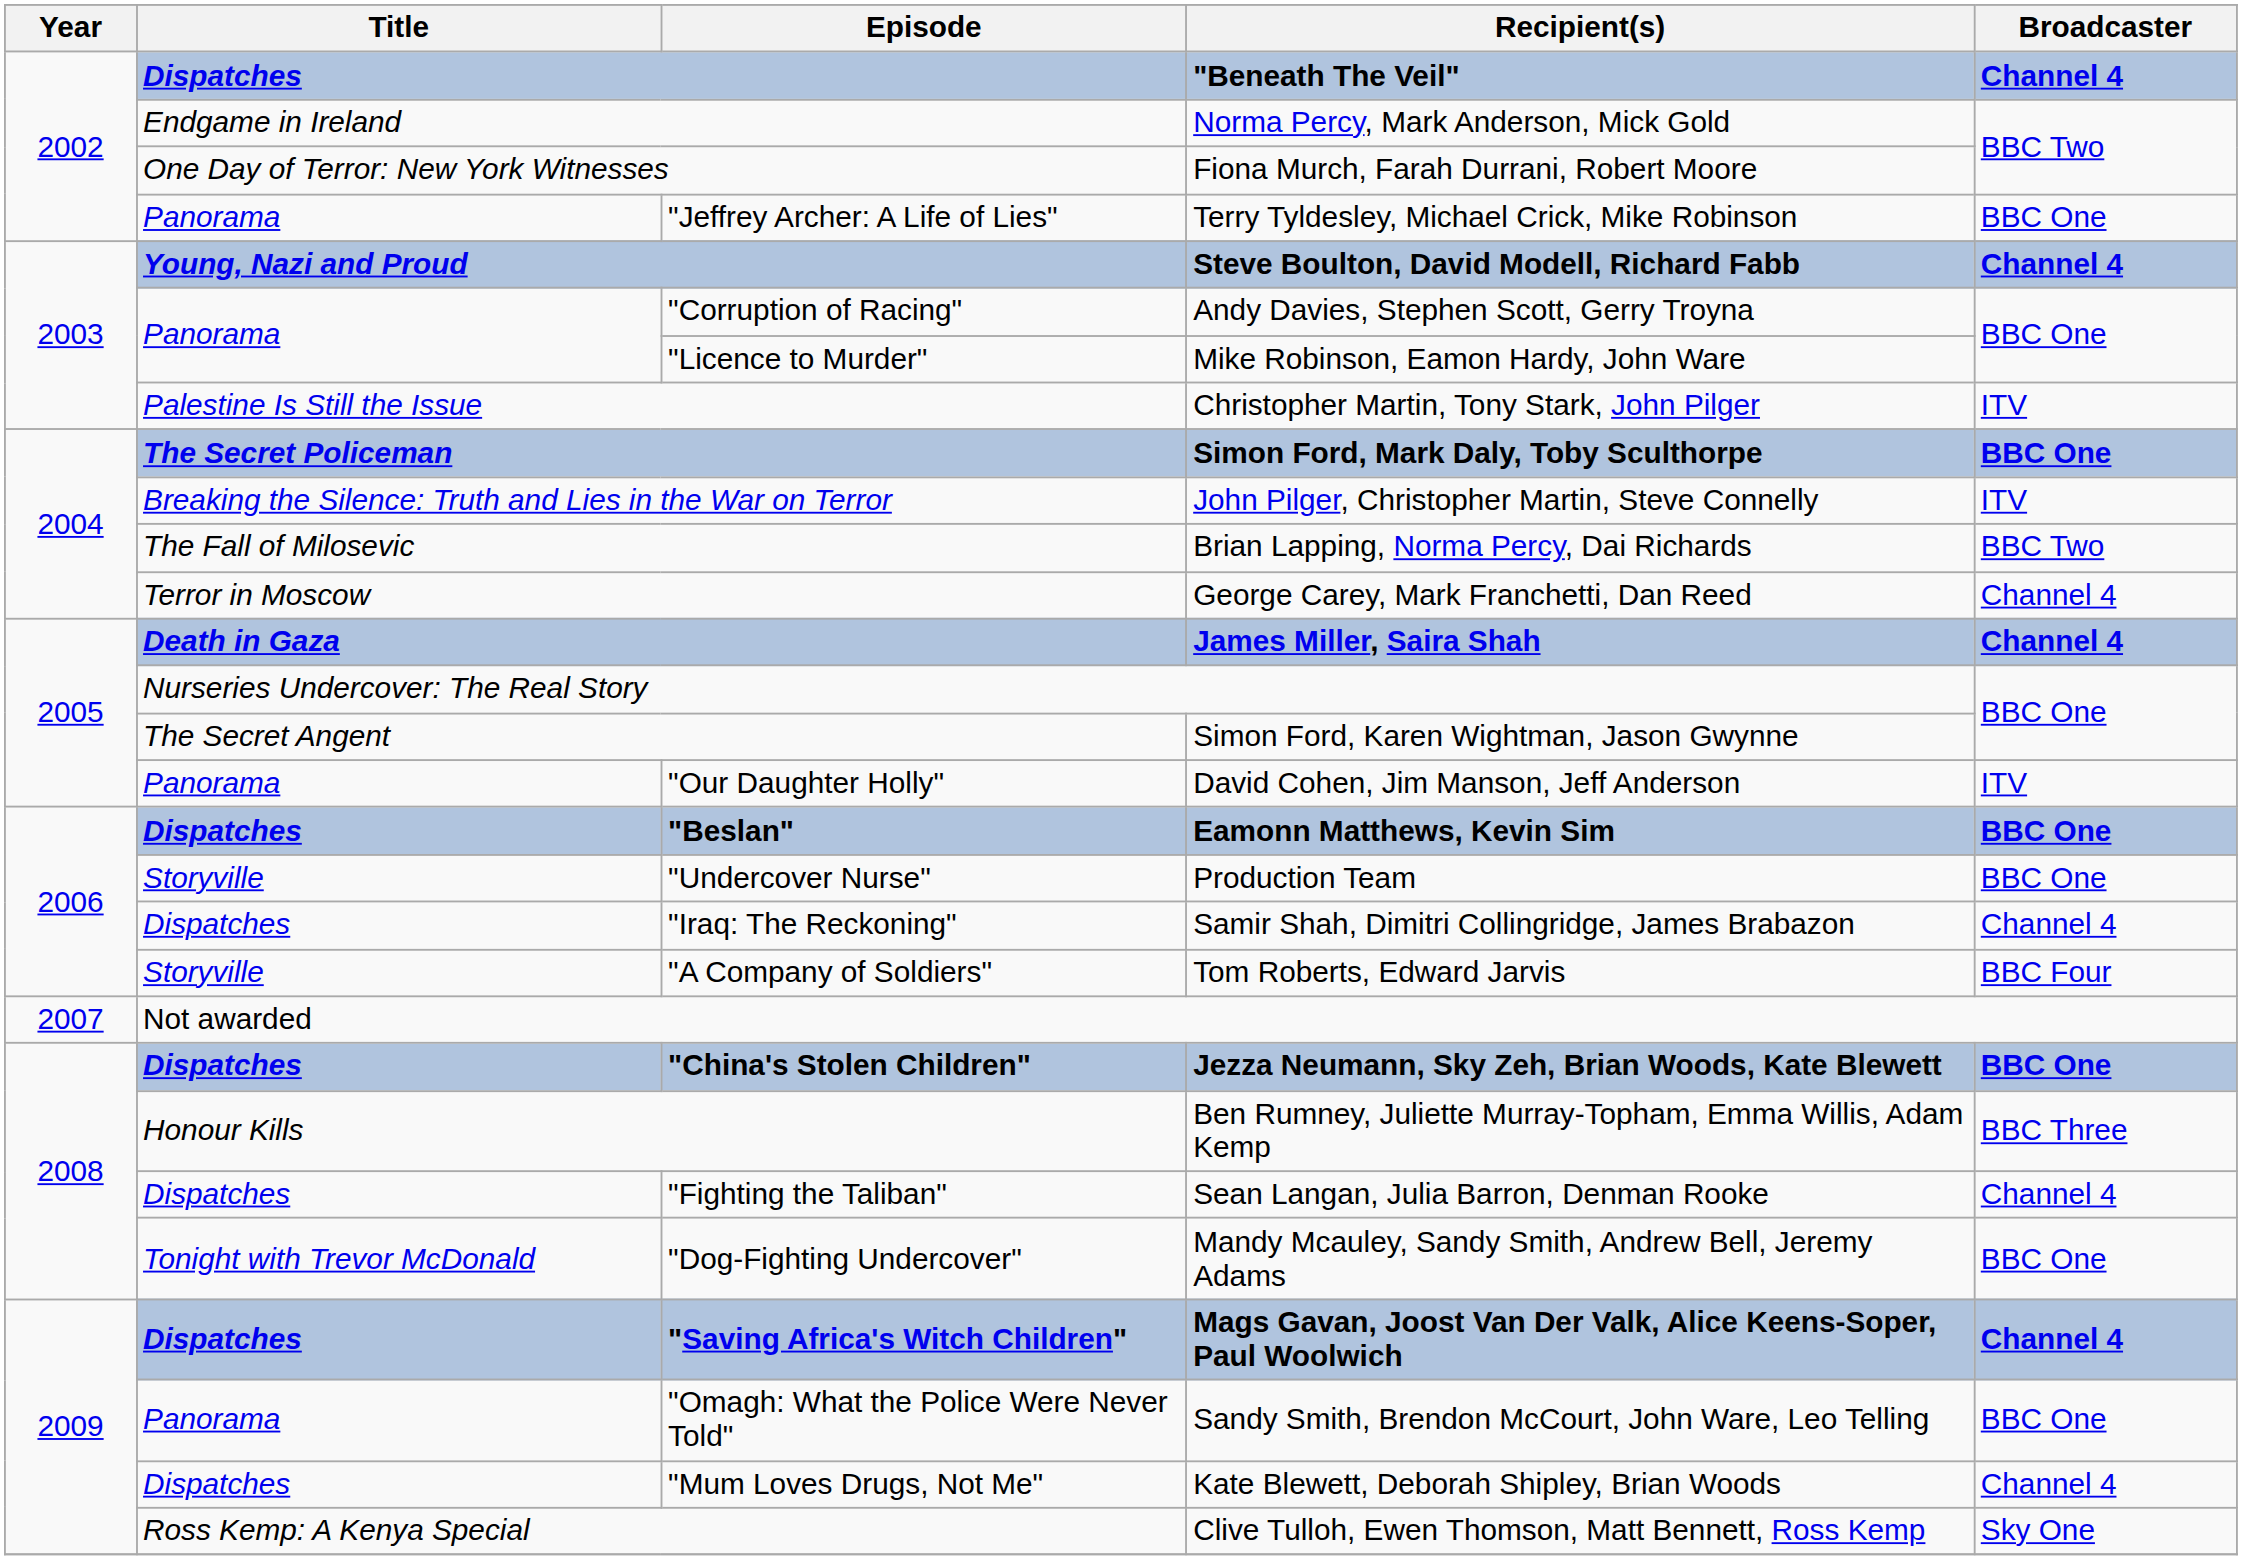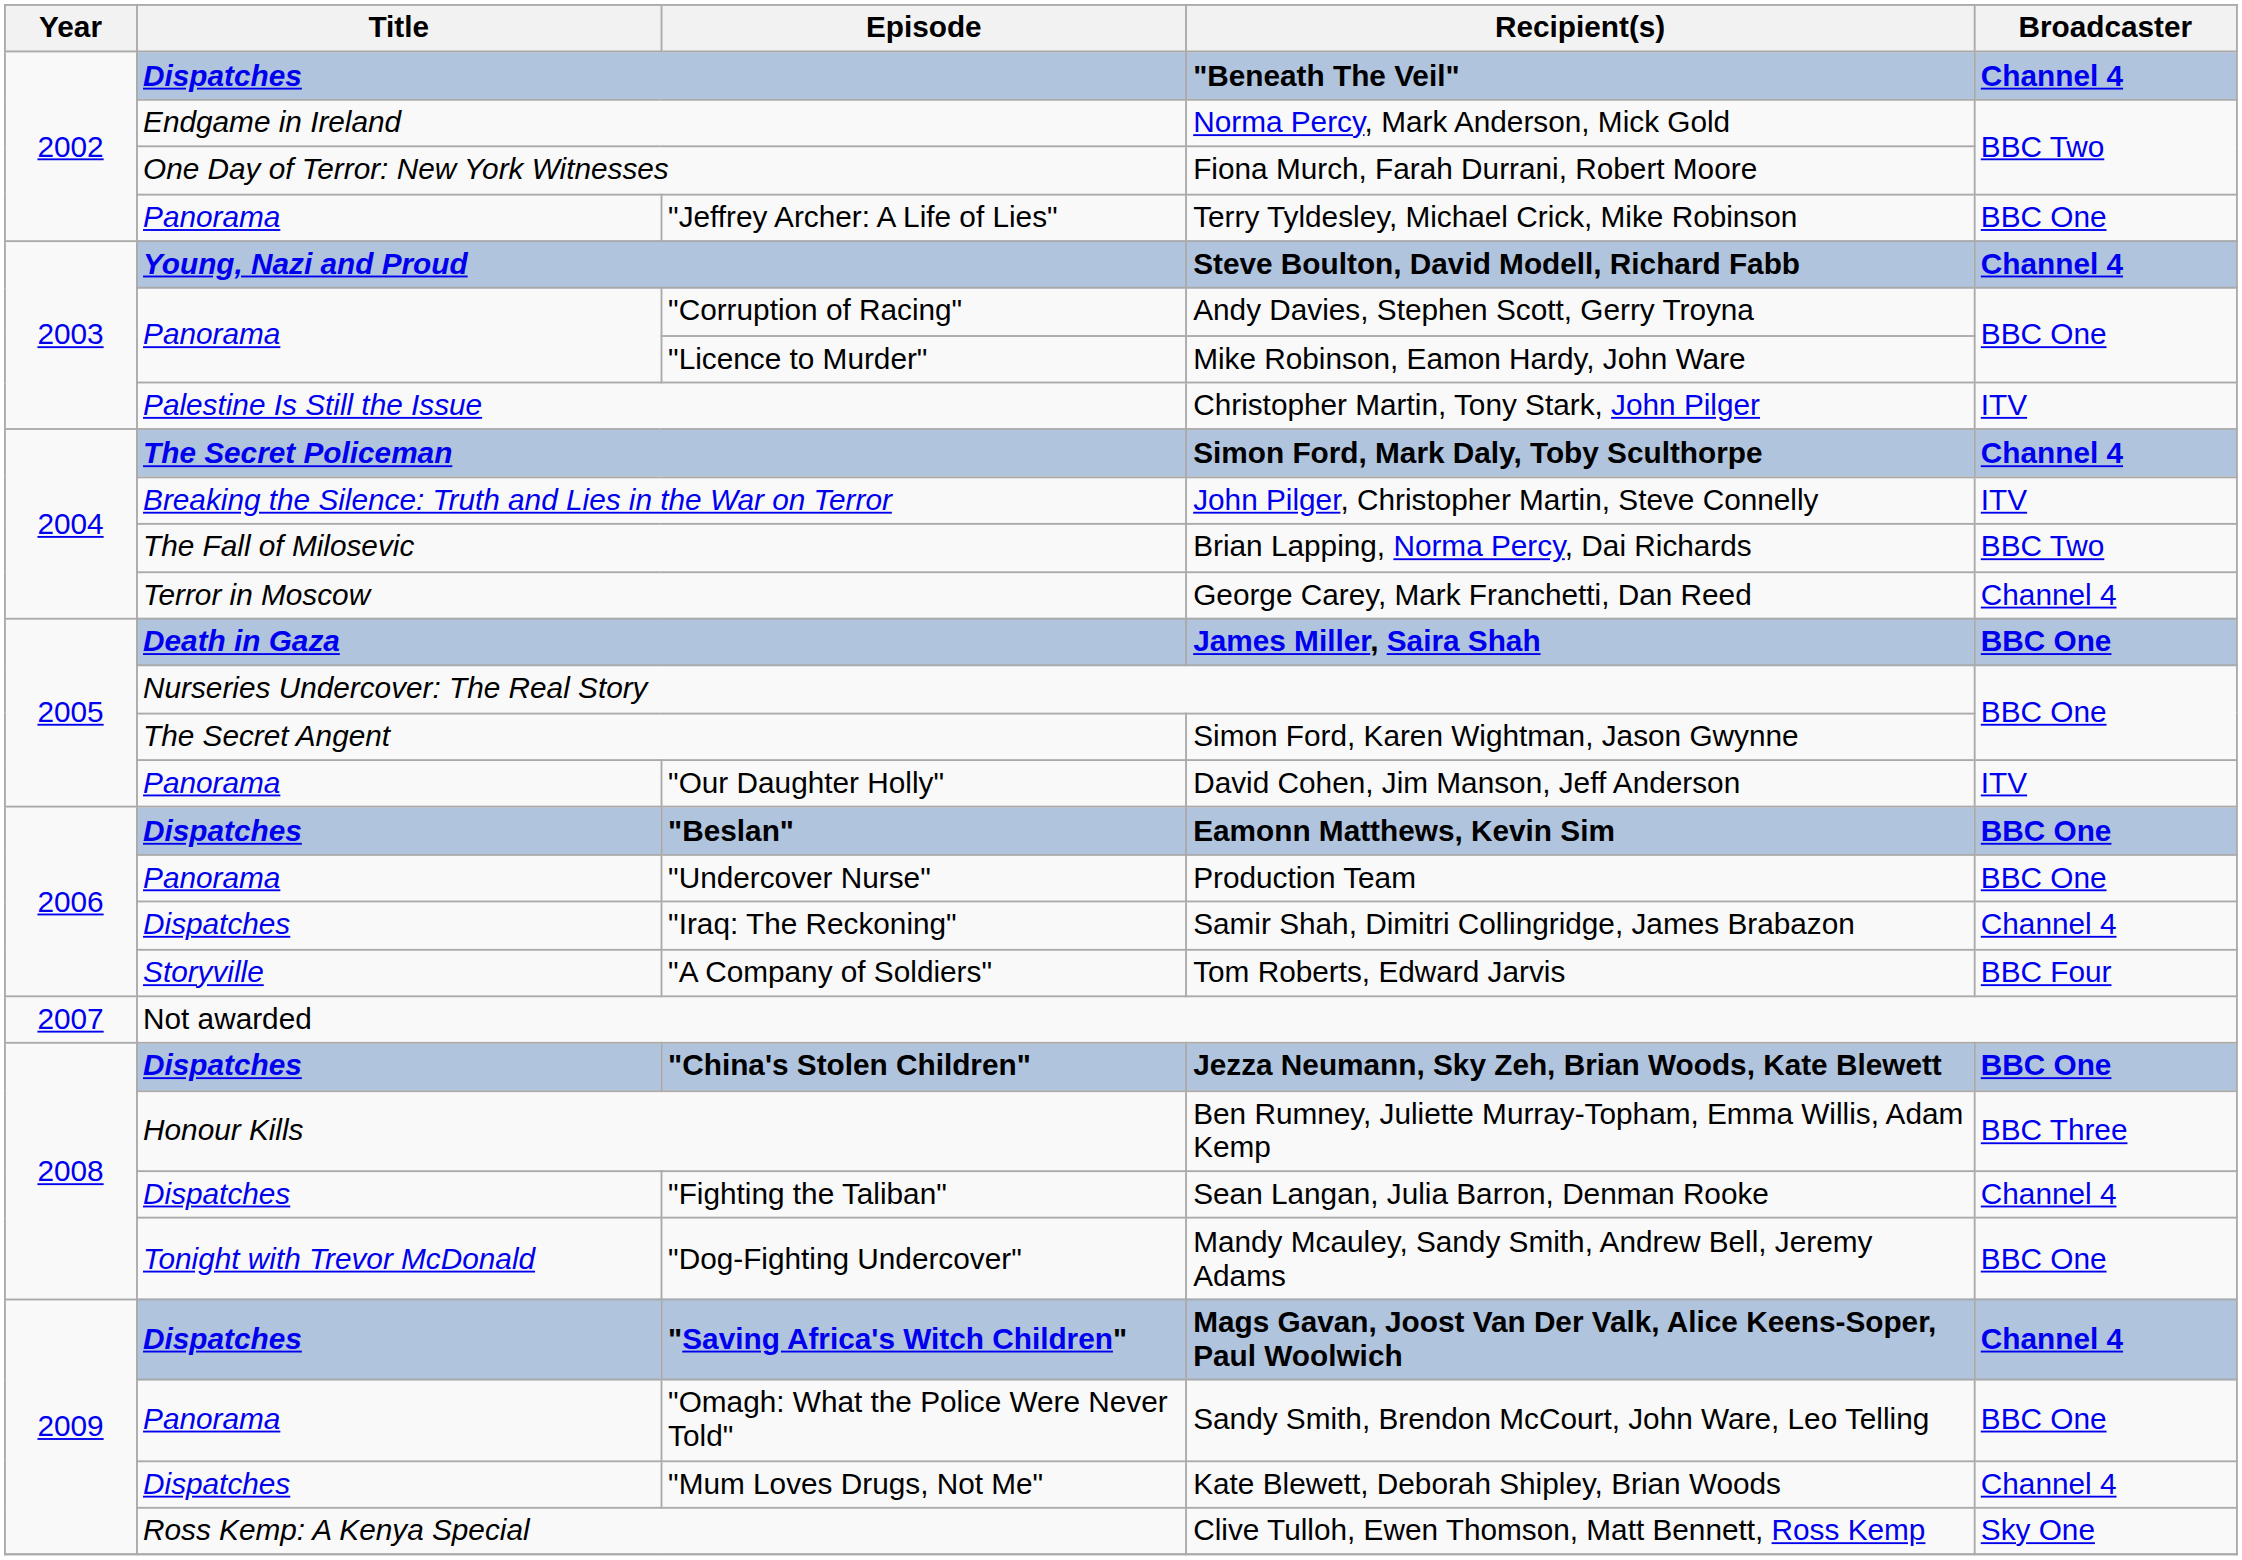(2046, 452) BBC One -> (2052, 452) Channel 4
(2052, 641) Channel 4 -> (2046, 641) BBC One
(203, 877) Storyville -> (212, 877) Panorama
